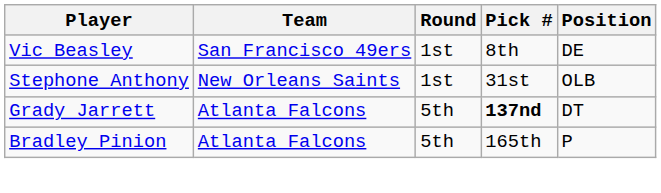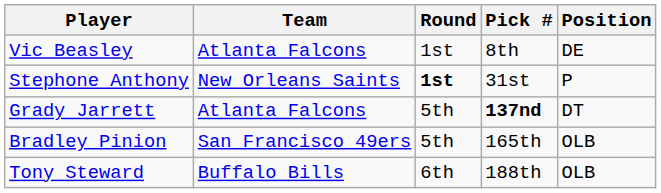(305, 50) San Francisco 49ers -> (282, 50) Atlanta Falcons
(437, 81) normal -> (437, 81) bold
(578, 81) OLB -> (567, 81) P
(282, 142) Atlanta Falcons -> (305, 142) San Francisco 49ers
(567, 142) P -> (578, 142) OLB
+ row: (77, 173)
